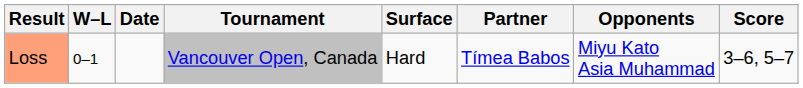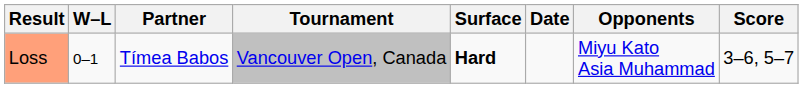columns swapped: (140, 18) <-> (515, 18)
(406, 58) normal -> (475, 58) bold
